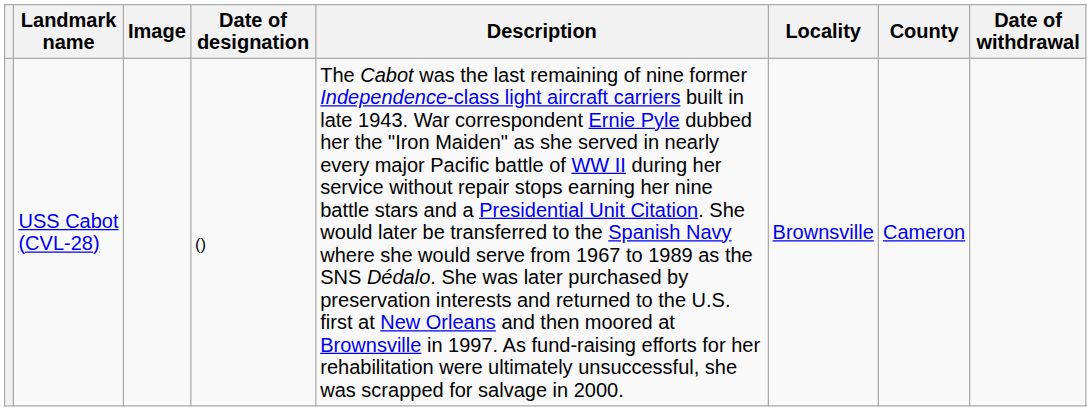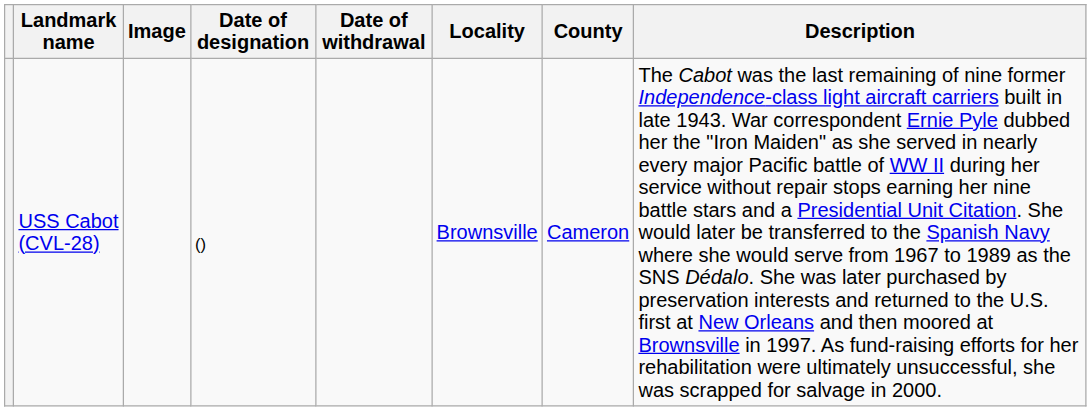columns swapped: (1028, 31) <-> (542, 31)
